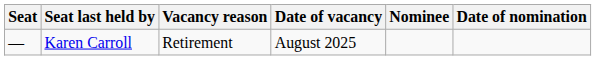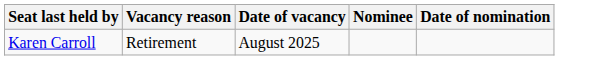- column: (23, 17)
